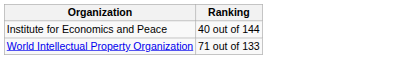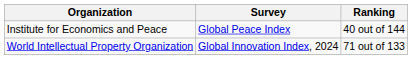+ column: (268, 12)
